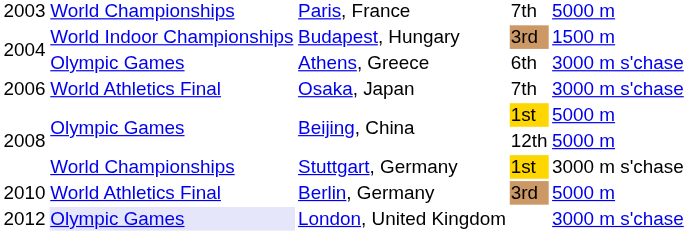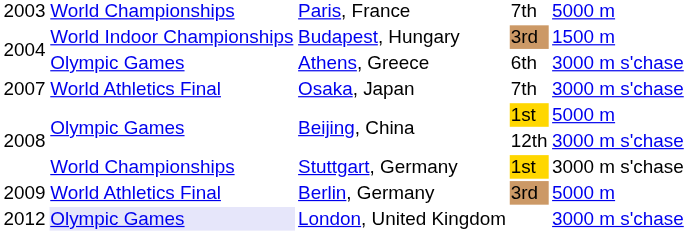(25, 88) 2006 -> (25, 88) 2007
(584, 140) 5000 m -> (618, 140) 3000 m s'chase
(25, 192) 2010 -> (25, 192) 2009
